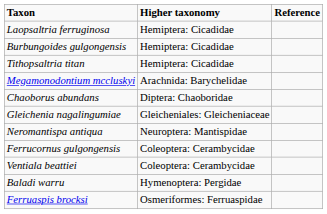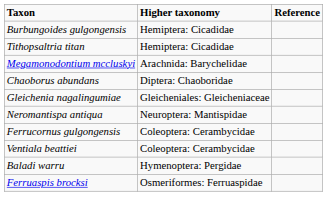- row: (58, 30)
